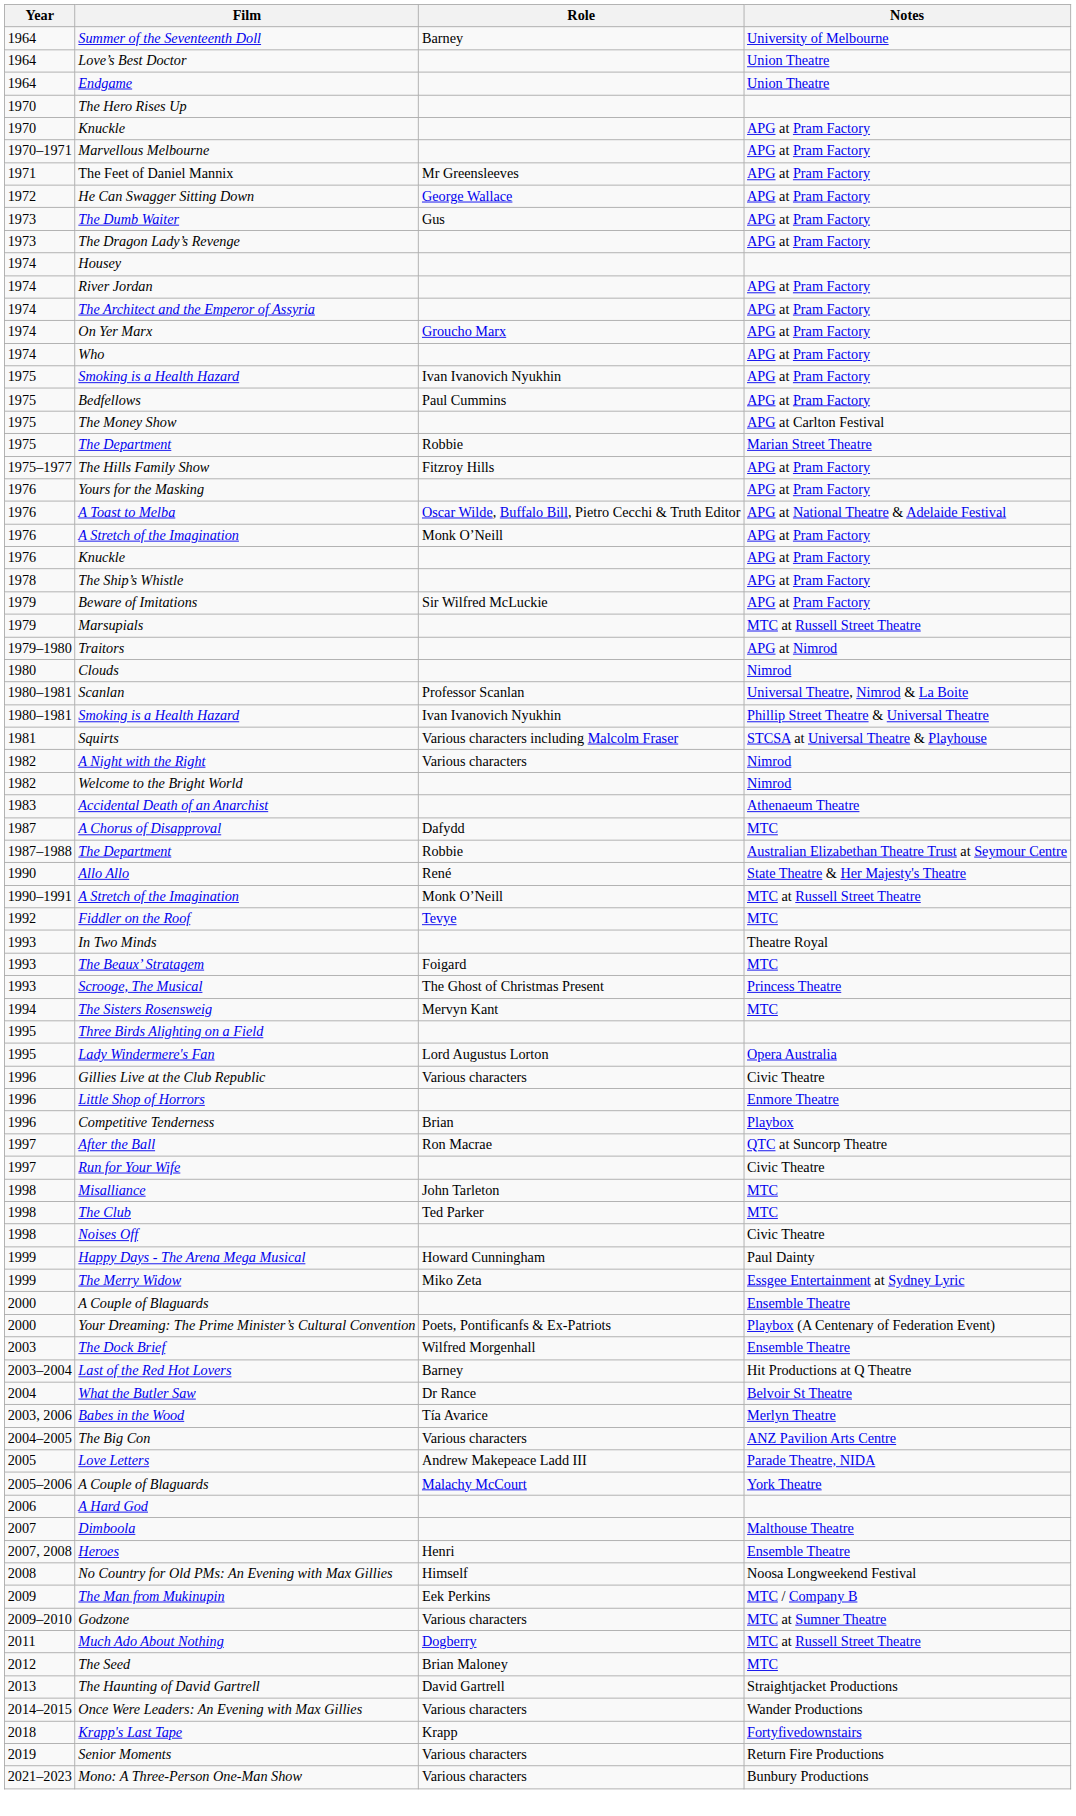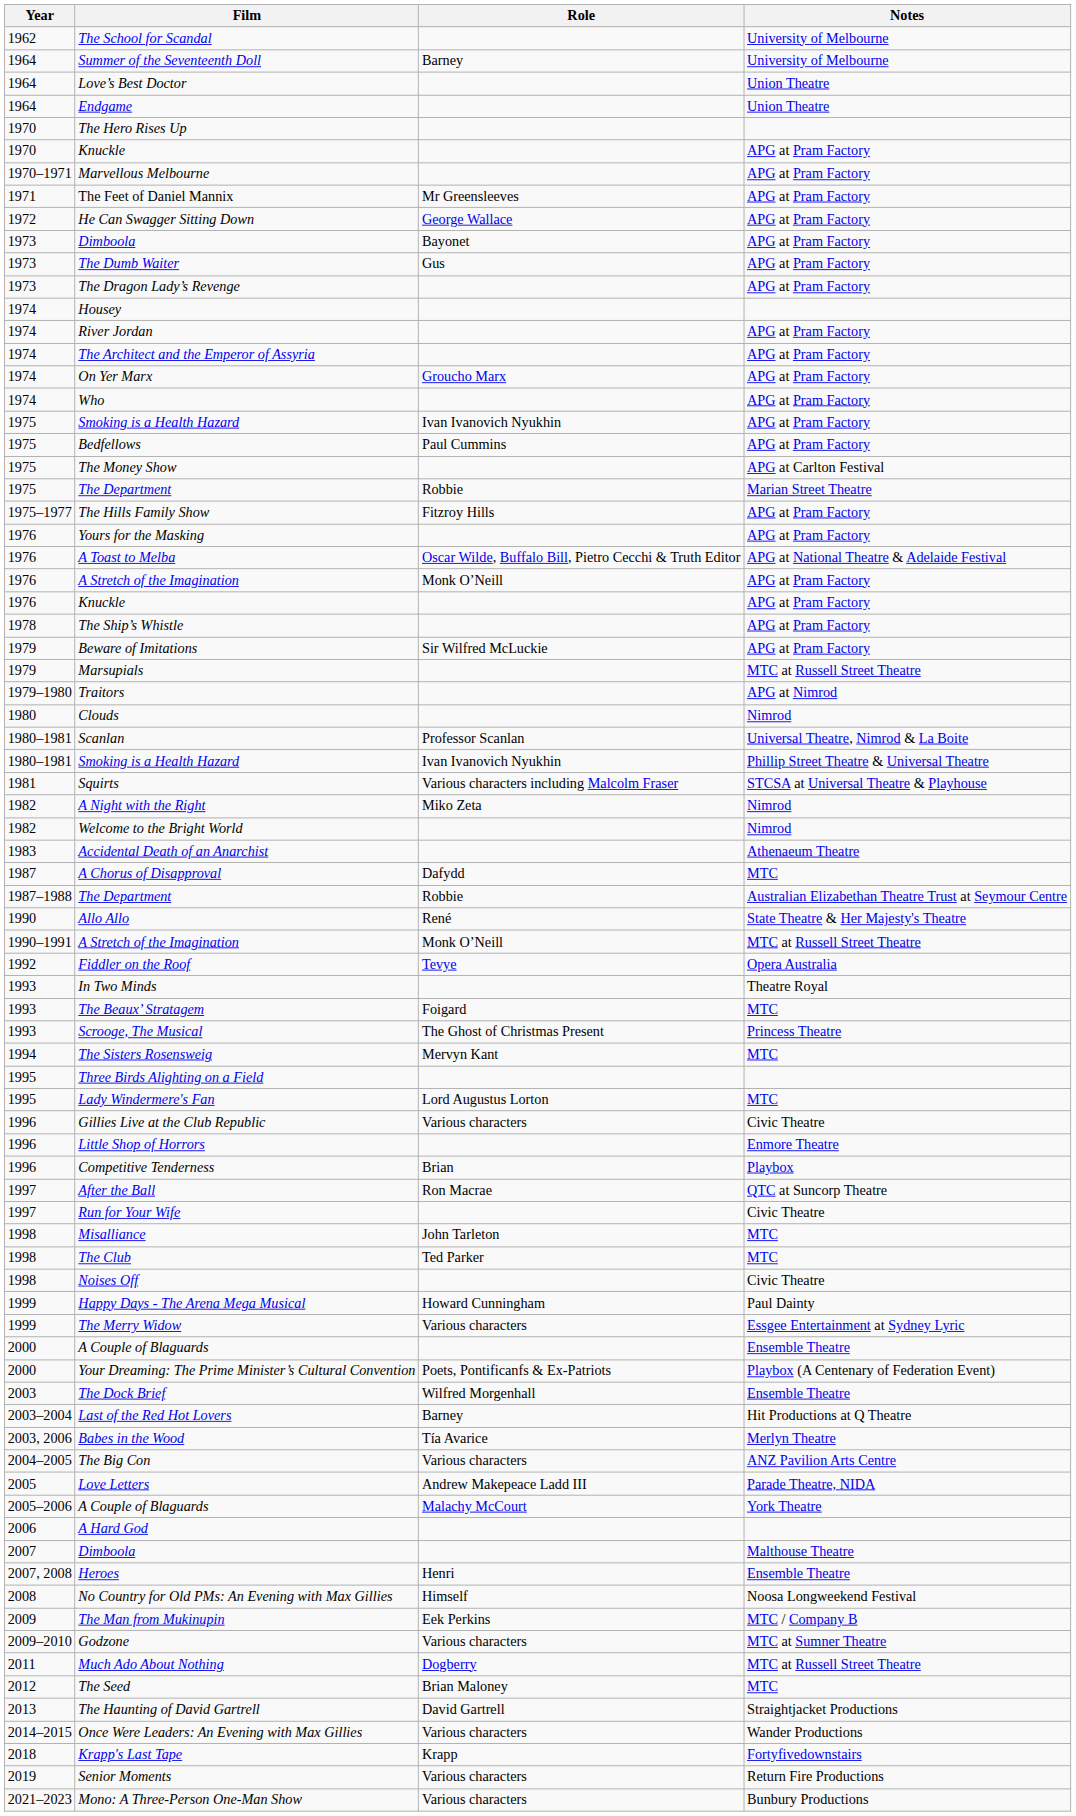+ row: (22, 38)
+ row: (22, 241)
(474, 761) Various characters -> (452, 806) Miko Zeta
(762, 919) MTC -> (792, 964) Opera Australia
(792, 1054) Opera Australia -> (762, 1099) MTC
(452, 1280) Miko Zeta -> (474, 1325) Various characters
- row: (22, 1393)
